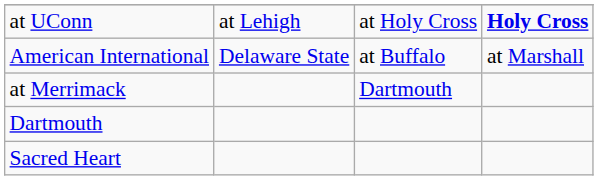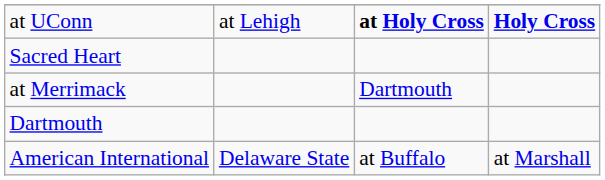(418, 21) normal -> (422, 21) bold
rows swapped: (109, 55) <-> (65, 157)
